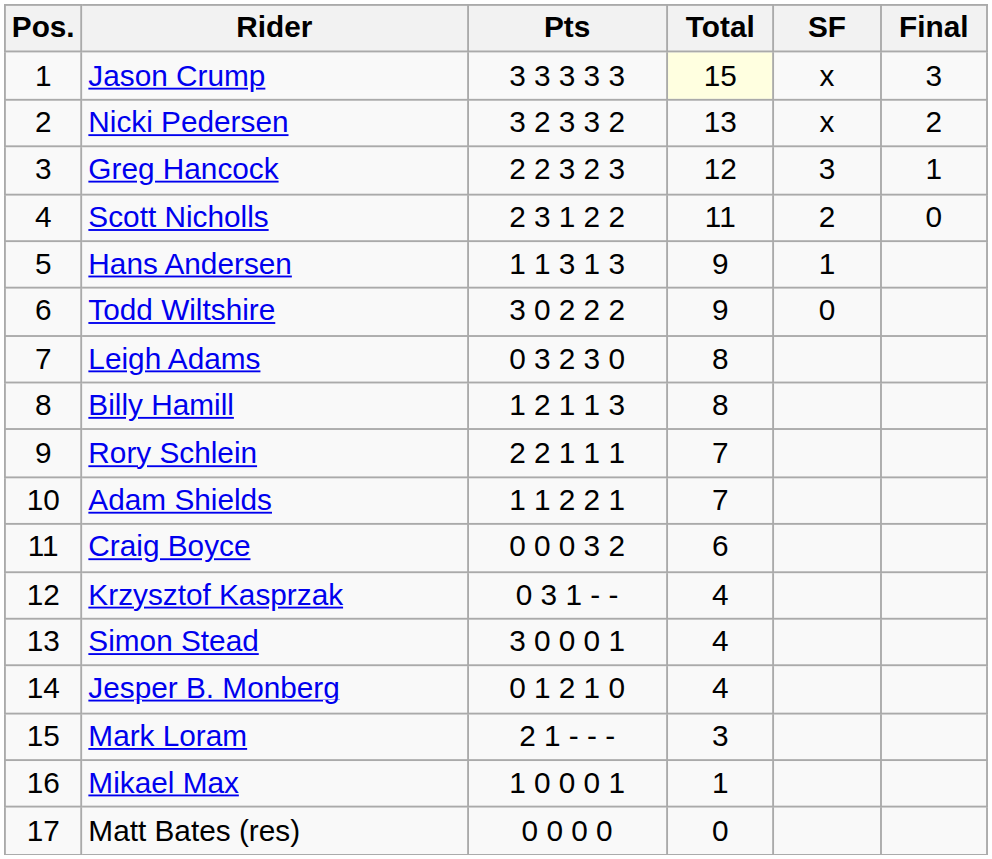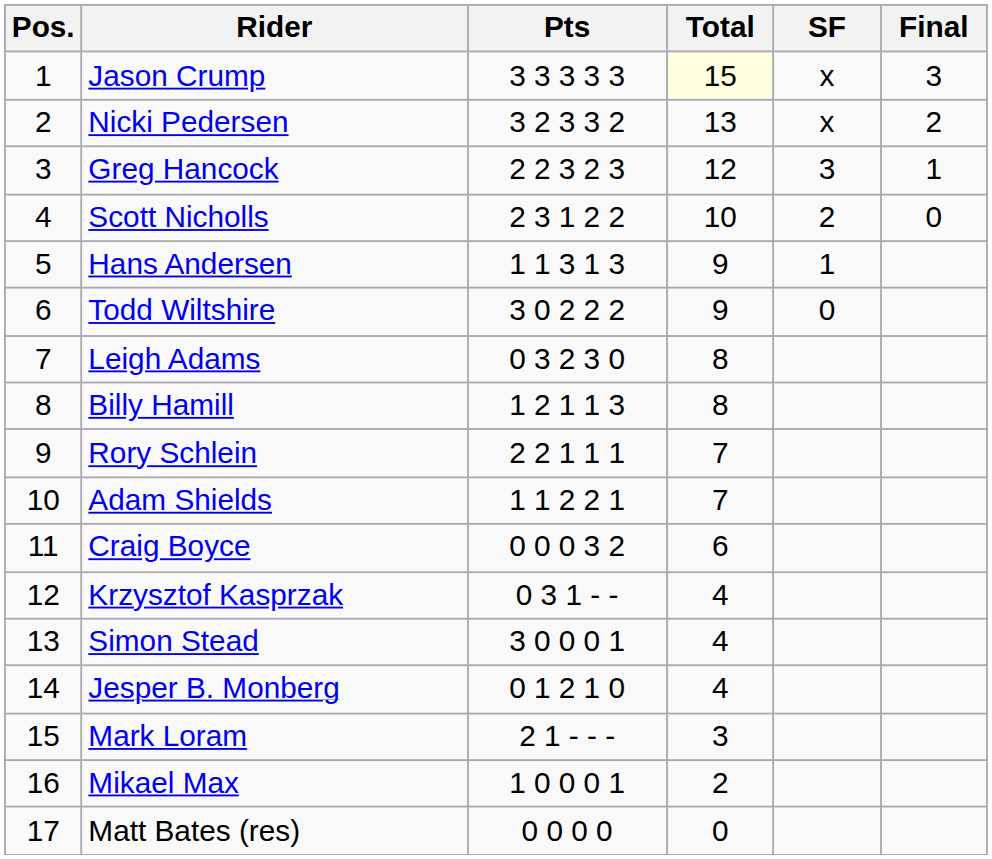(720, 216) 11 -> (720, 216) 10
(720, 783) 1 -> (720, 783) 2
